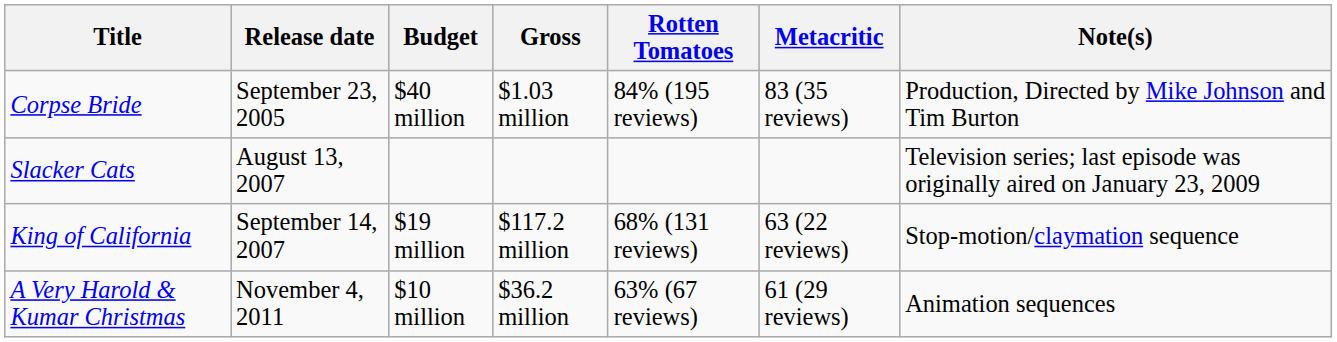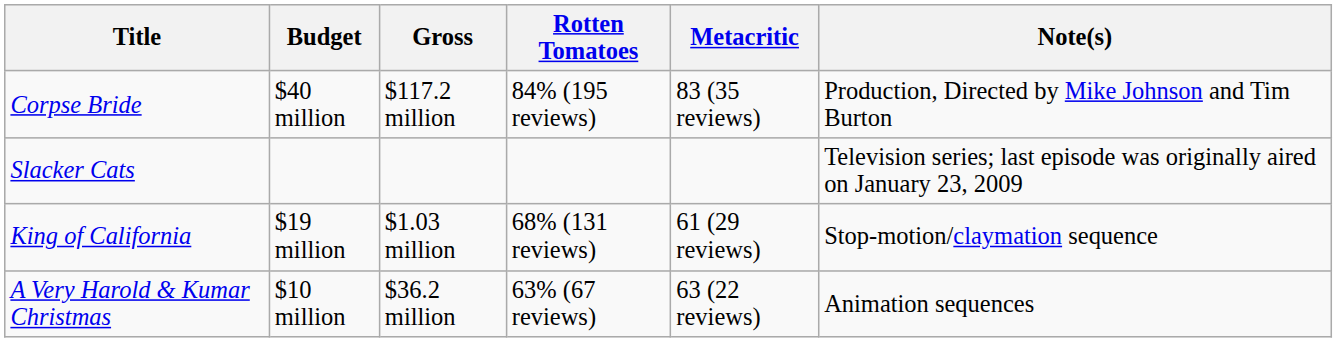- column: (310, 37)
(534, 104) $1.03 million -> (420, 104) $117.2 million
(534, 236) $117.2 million -> (420, 236) $1.03 million
(807, 236) 63 (22 reviews) -> (718, 236) 61 (29 reviews)
(807, 303) 61 (29 reviews) -> (718, 303) 63 (22 reviews)
